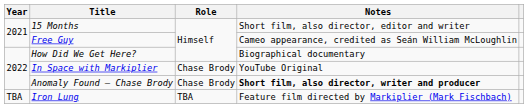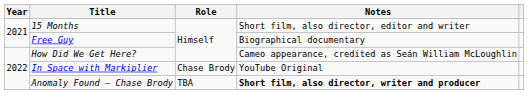(378, 40) Cameo appearance, credited as Seán William McLoughlin -> (302, 40) Biographical documentary
(302, 54) Biographical documentary -> (378, 54) Cameo appearance, credited as Seán William McLoughlin
(206, 82) Chase Brody -> (185, 82) TBA
- row: (55, 97)
